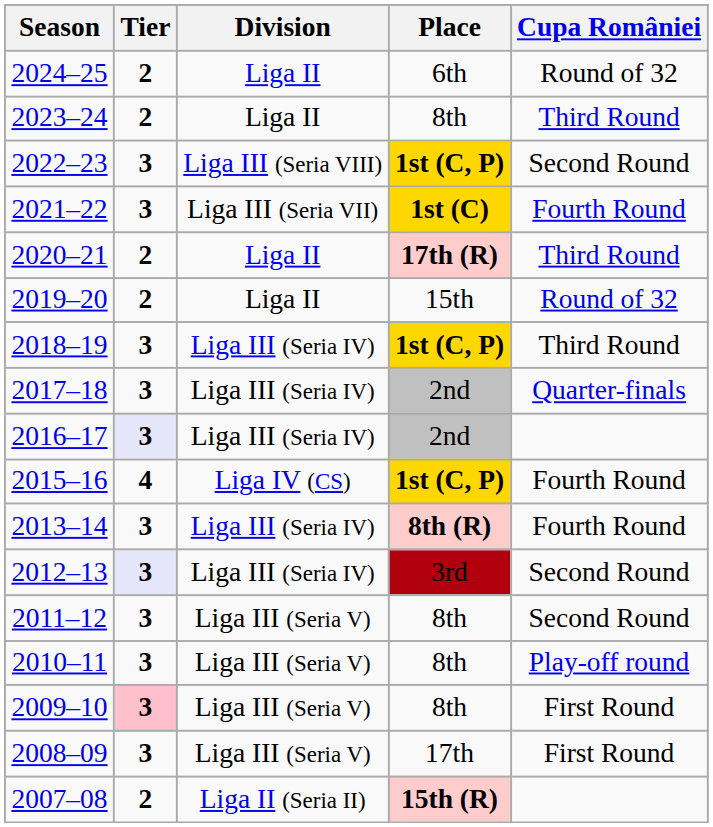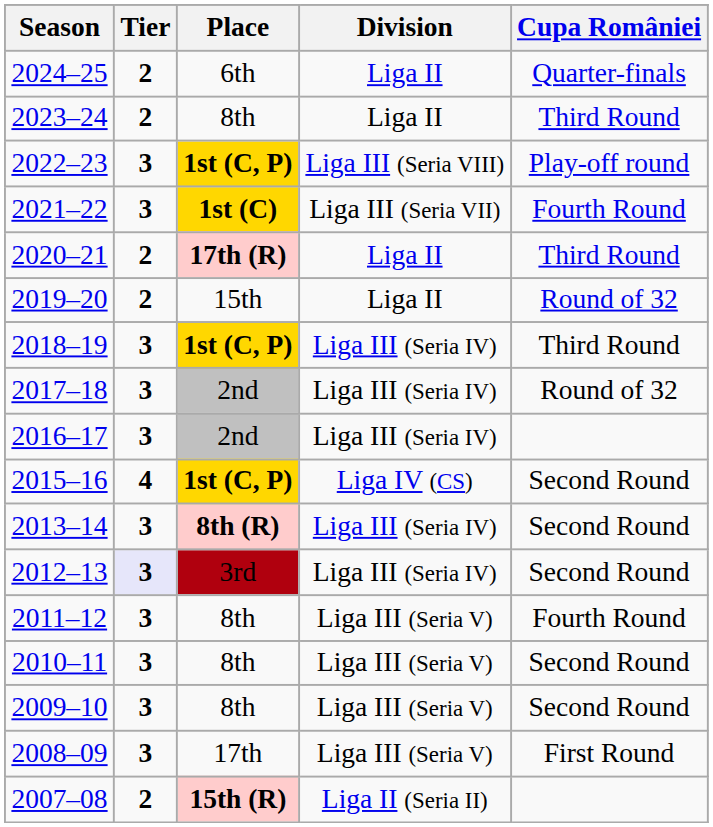columns swapped: (283, 27) <-> (450, 27)
(609, 72) Round of 32 -> (609, 72) Quarter-finals
(609, 163) Second Round -> (609, 163) Play-off round
(609, 390) Quarter-finals -> (609, 390) Round of 32
(145, 435) lavender background -> (145, 435) no background
(609, 481) Fourth Round -> (609, 481) Second Round
(609, 526) Fourth Round -> (609, 526) Second Round
(609, 617) Second Round -> (609, 617) Fourth Round
(609, 662) Play-off round -> (609, 662) Second Round
(145, 708) pink background -> (145, 708) no background
(609, 708) First Round -> (609, 708) Second Round
